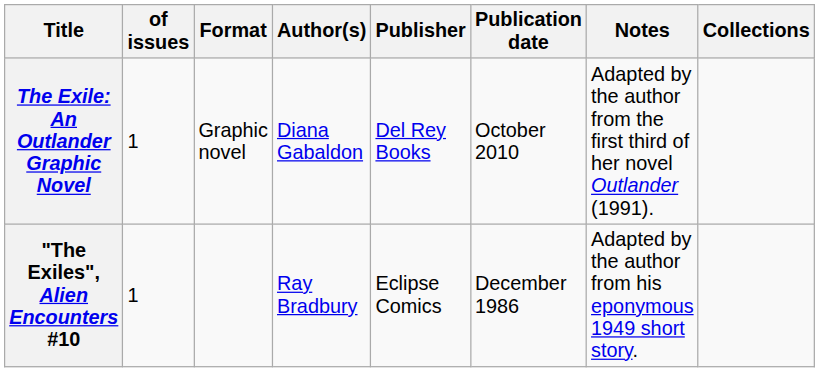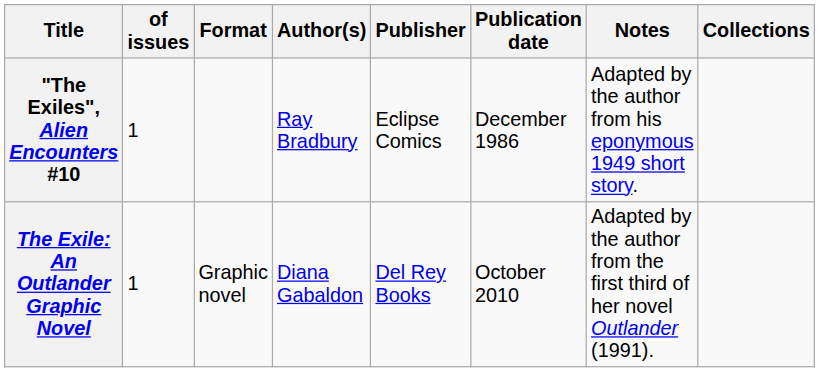rows swapped: (64, 140) <-> (64, 295)
